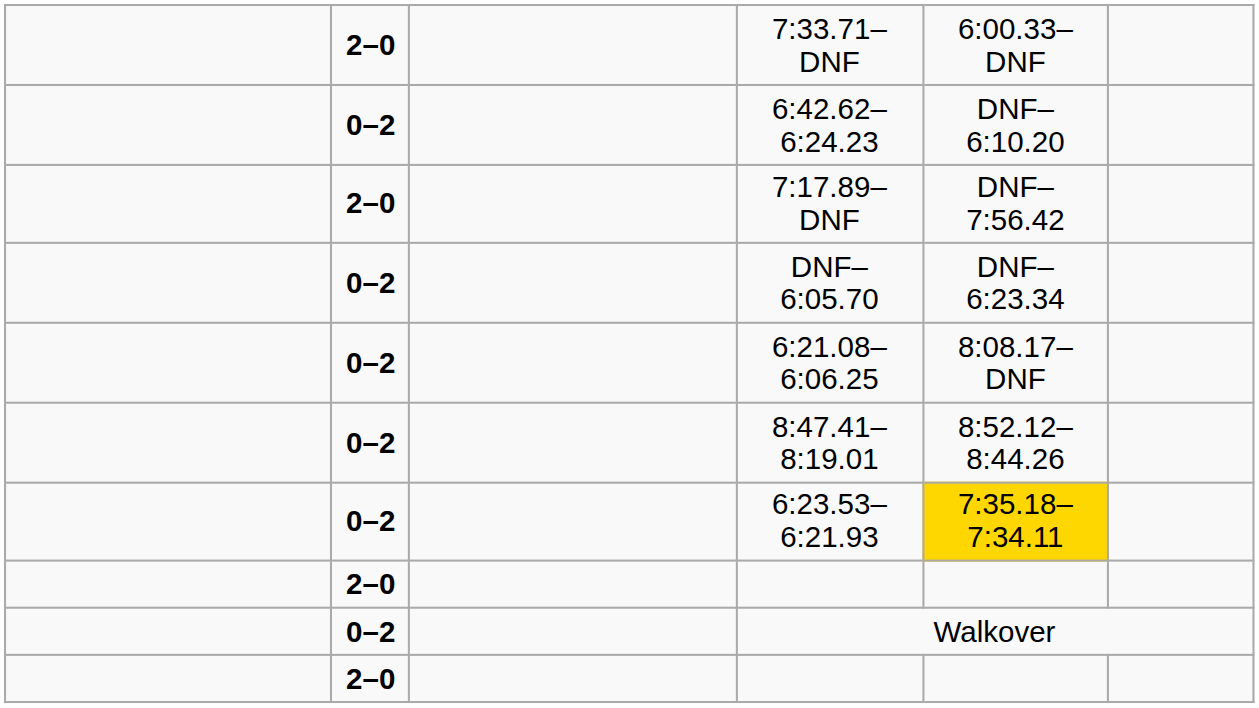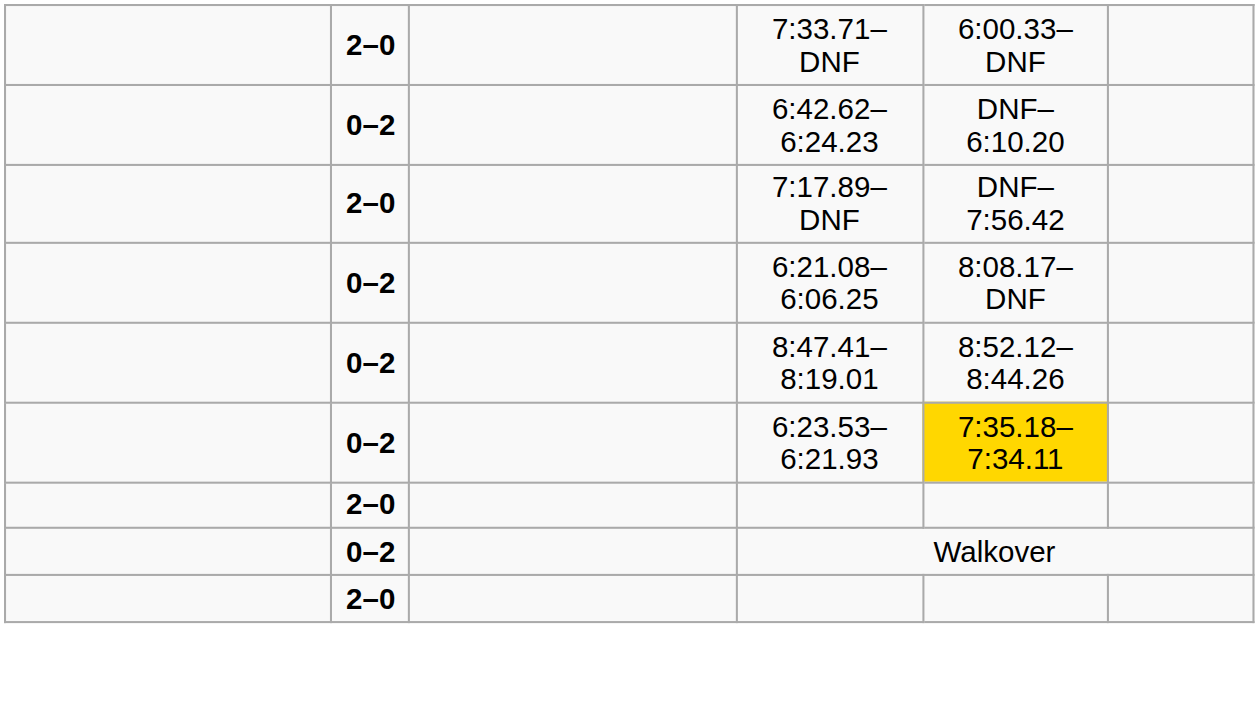- row: (371, 283)
